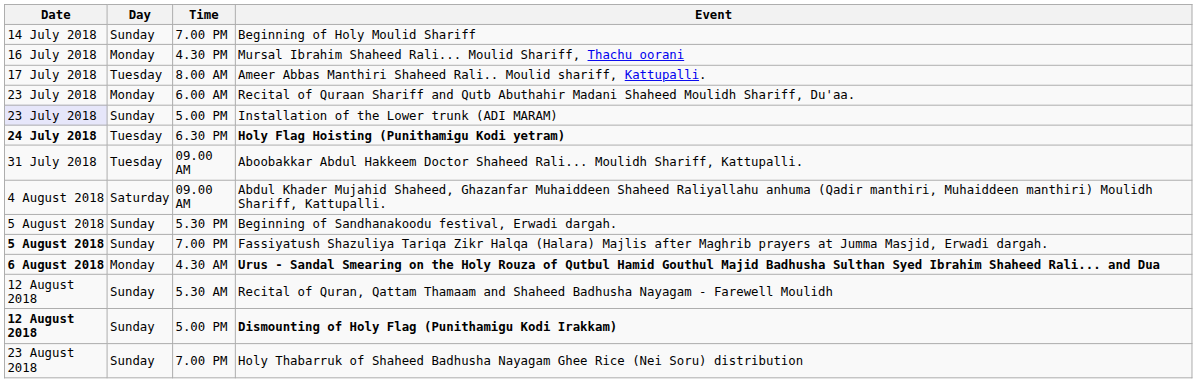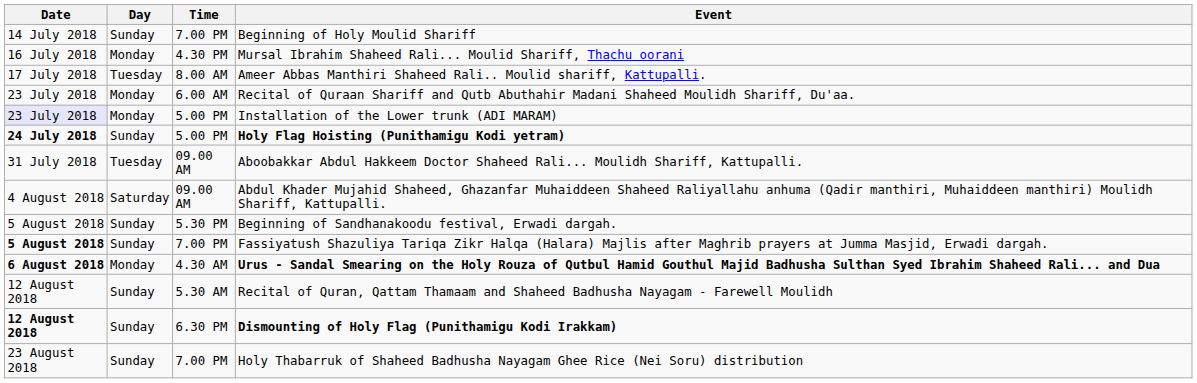(132, 115) Sunday -> (132, 115) Monday
(136, 135) Tuesday -> (132, 135) Sunday
(201, 135) 6.30 PM -> (201, 135) 5.00 PM
(201, 326) 5.00 PM -> (201, 326) 6.30 PM
